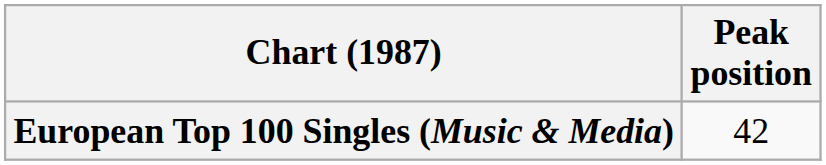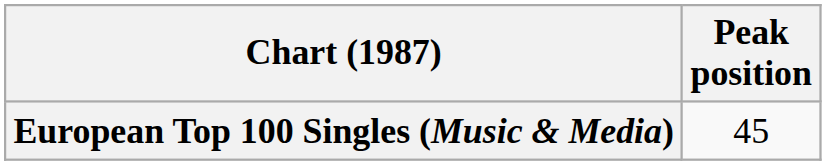(751, 130) 42 -> (751, 130) 45
